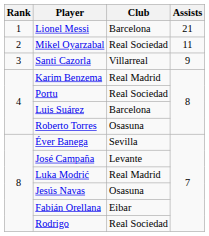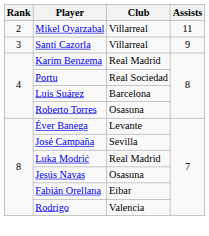- row: (62, 28)
(139, 45) Real Sociedad -> (128, 28) Villarreal
(123, 142) Sevilla -> (126, 126) Levante
(126, 158) Levante -> (123, 142) Sevilla
(139, 223) Real Sociedad -> (127, 207) Valencia
